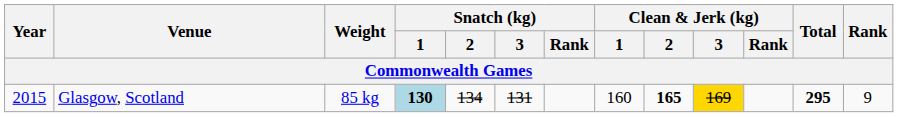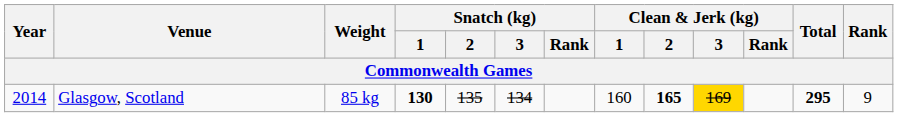(29, 97) 2015 -> (29, 97) 2014
(420, 97) lightblue background -> (420, 97) no background
(470, 97) 134 -> (470, 97) 135
(520, 97) 131 -> (520, 97) 134
